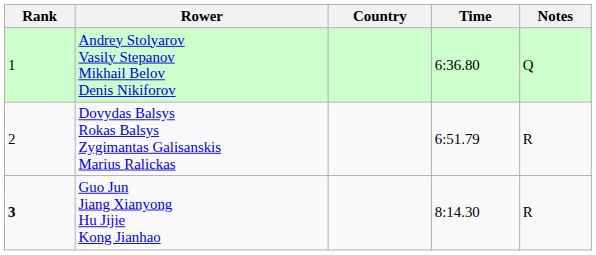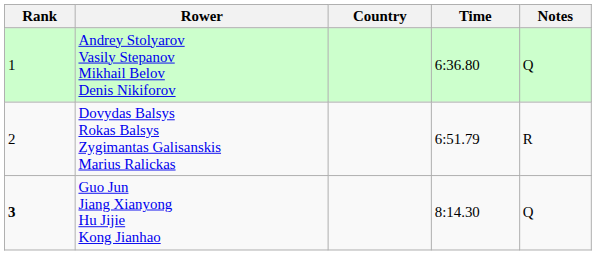(528, 212) R -> (528, 212) Q
